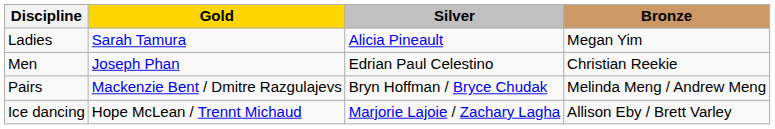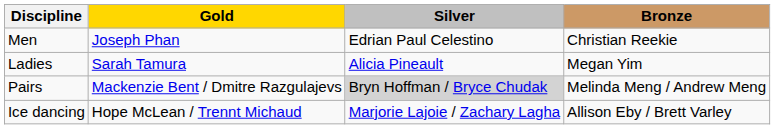rows swapped: (23, 64) <-> (30, 40)
(448, 87) no background -> (448, 87) lightgrey background
